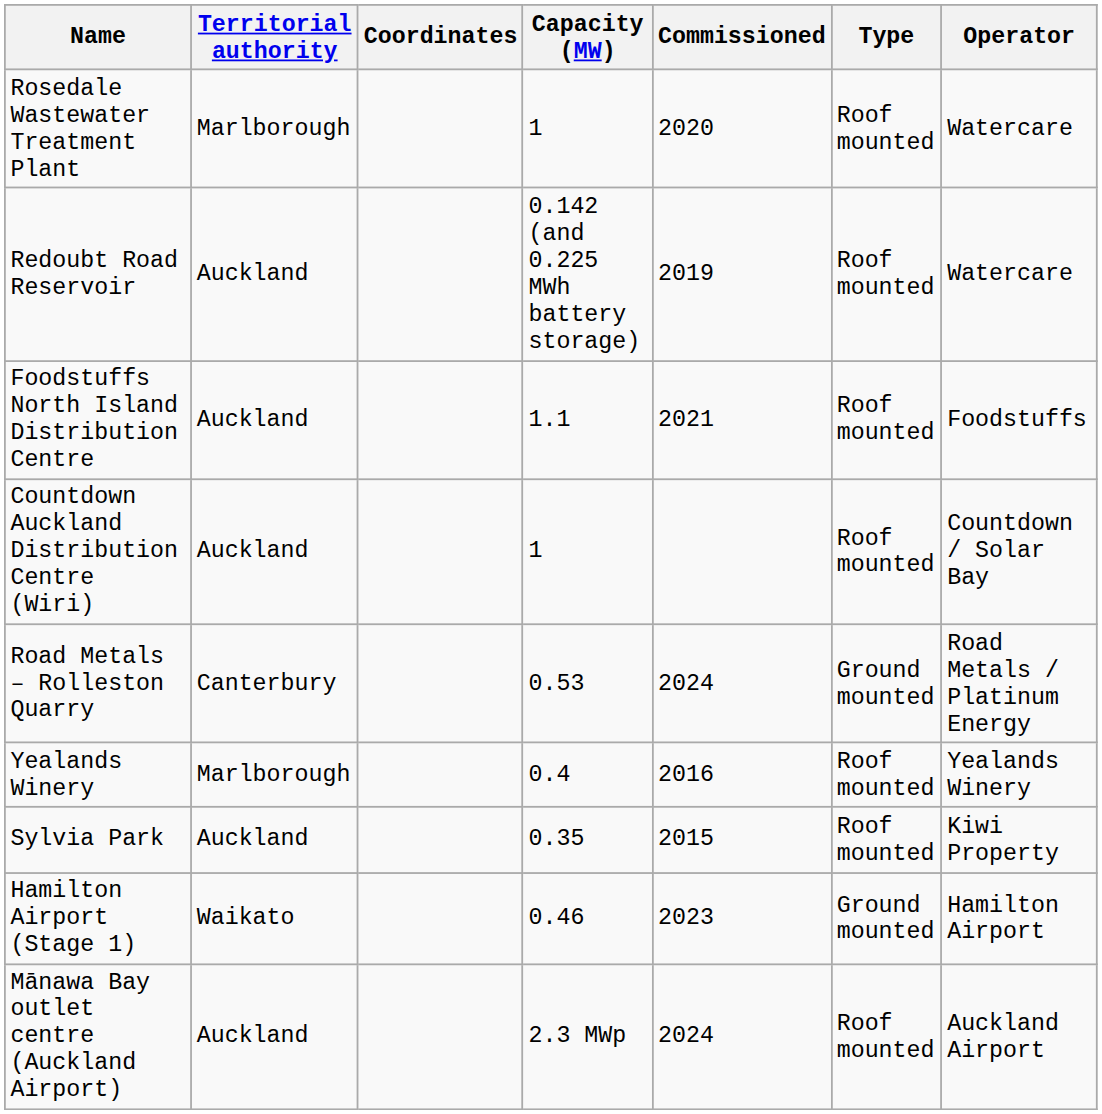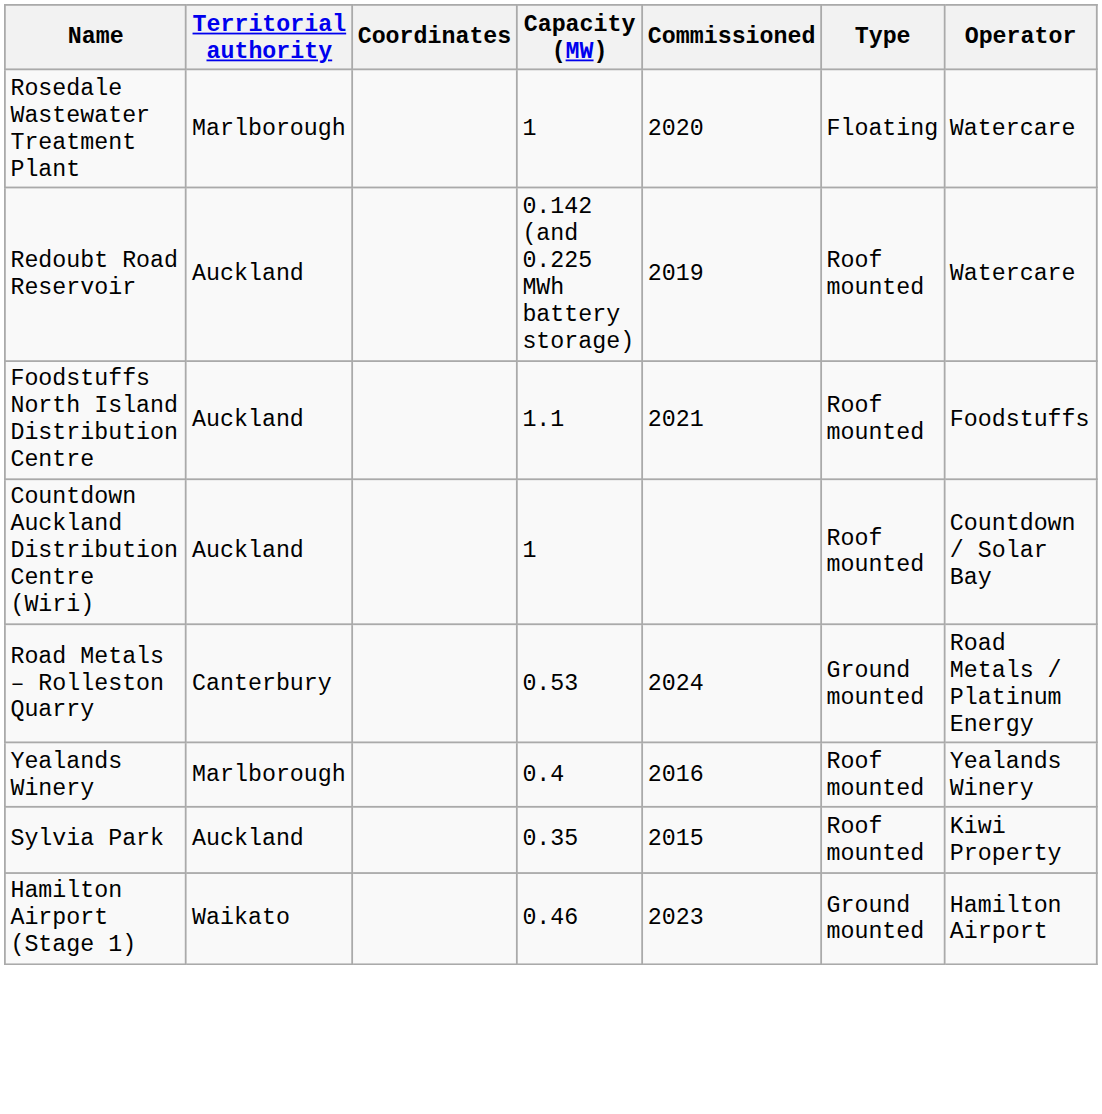(886, 129) Roof mounted -> (882, 129) Floating
- row: (80, 1036)
